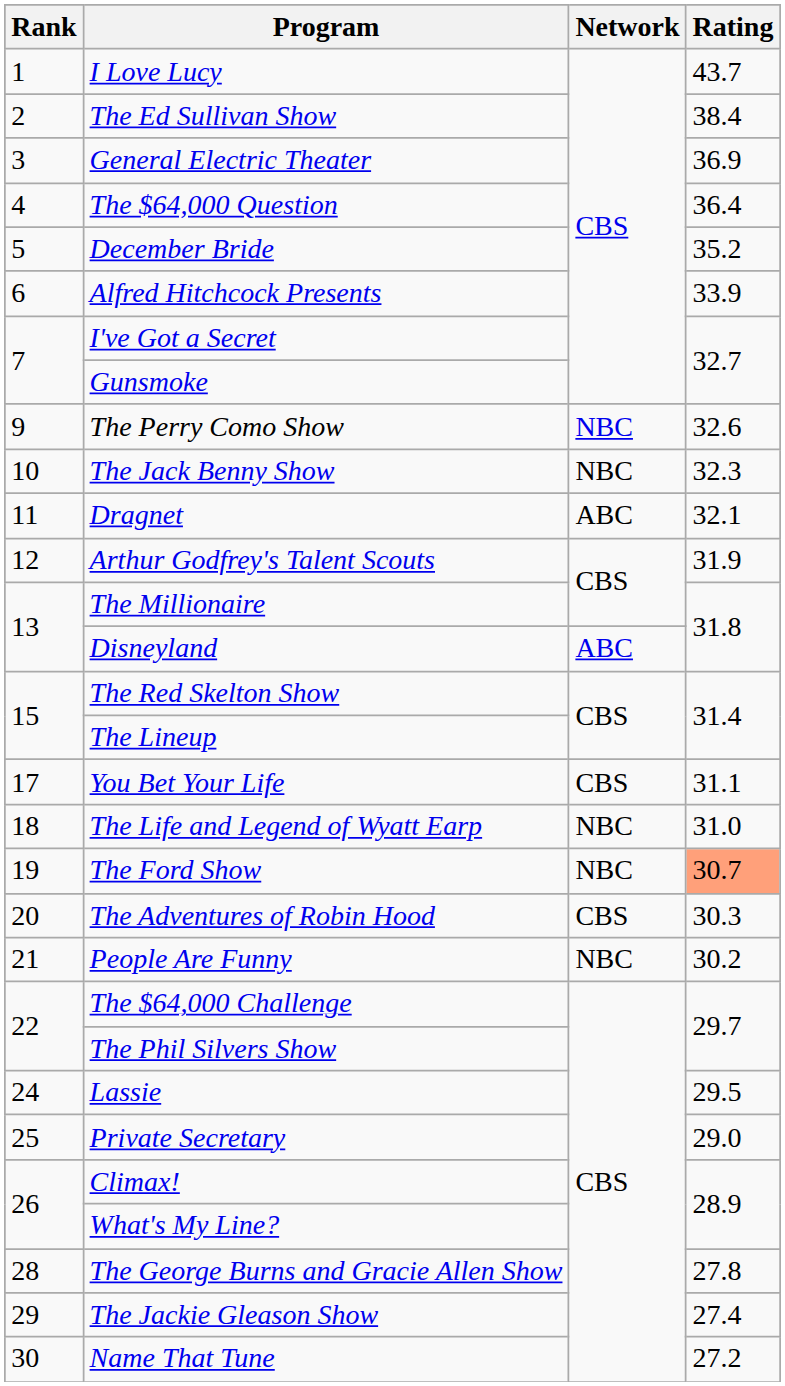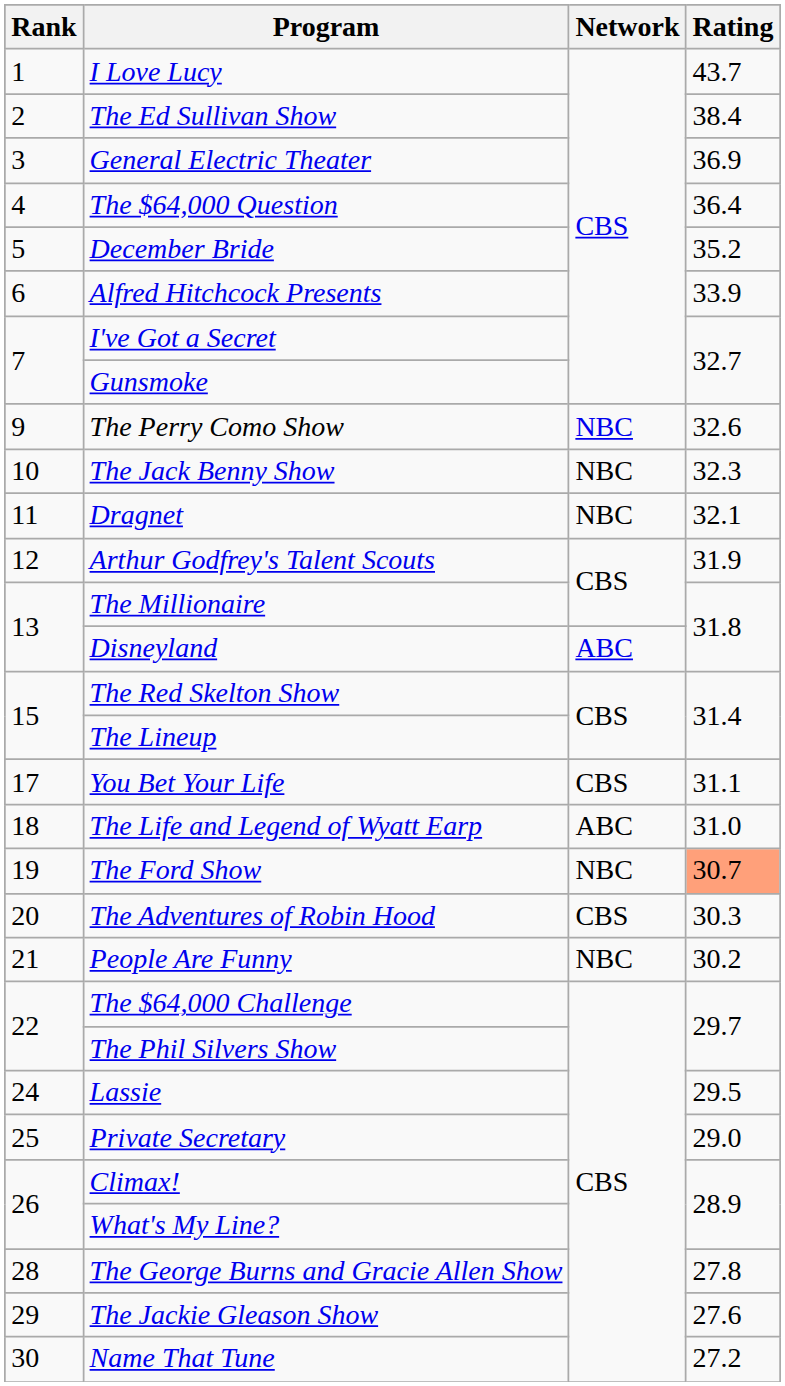(604, 515) ABC -> (604, 515) NBC
(604, 826) NBC -> (604, 826) ABC
(717, 1314) 27.4 -> (717, 1314) 27.6
